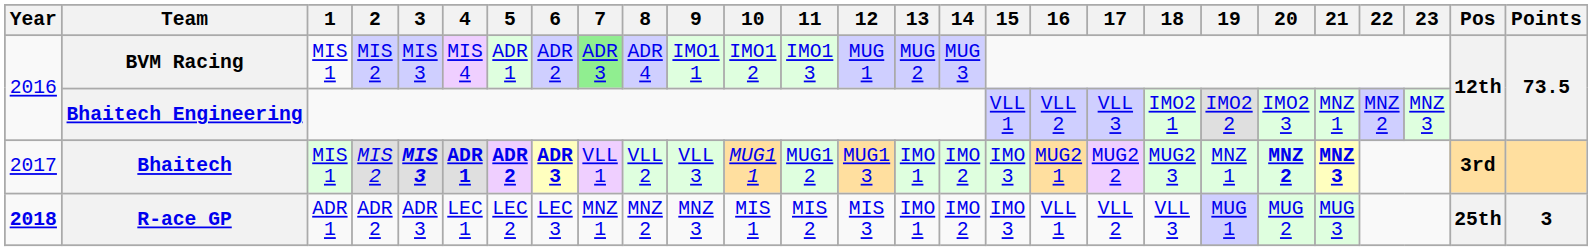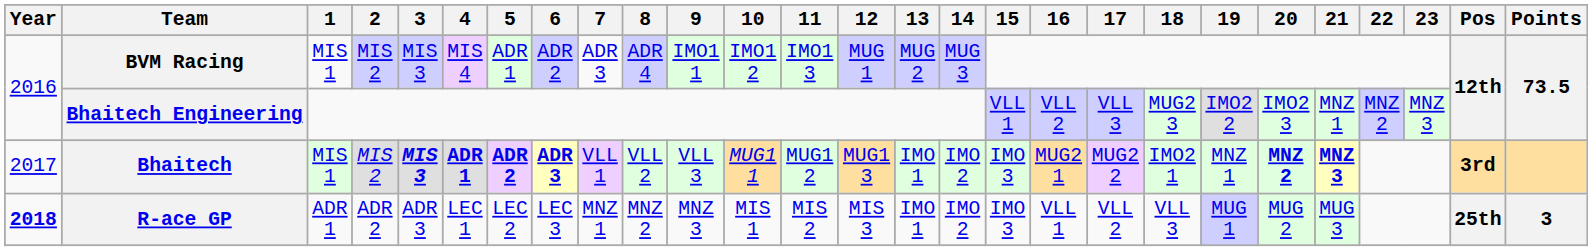(600, 62) lightgreen background -> (600, 62) no background
(1172, 114) IMO2 1 -> (1172, 114) MUG2 3
(1172, 167) MUG2 3 -> (1172, 167) IMO2 1
